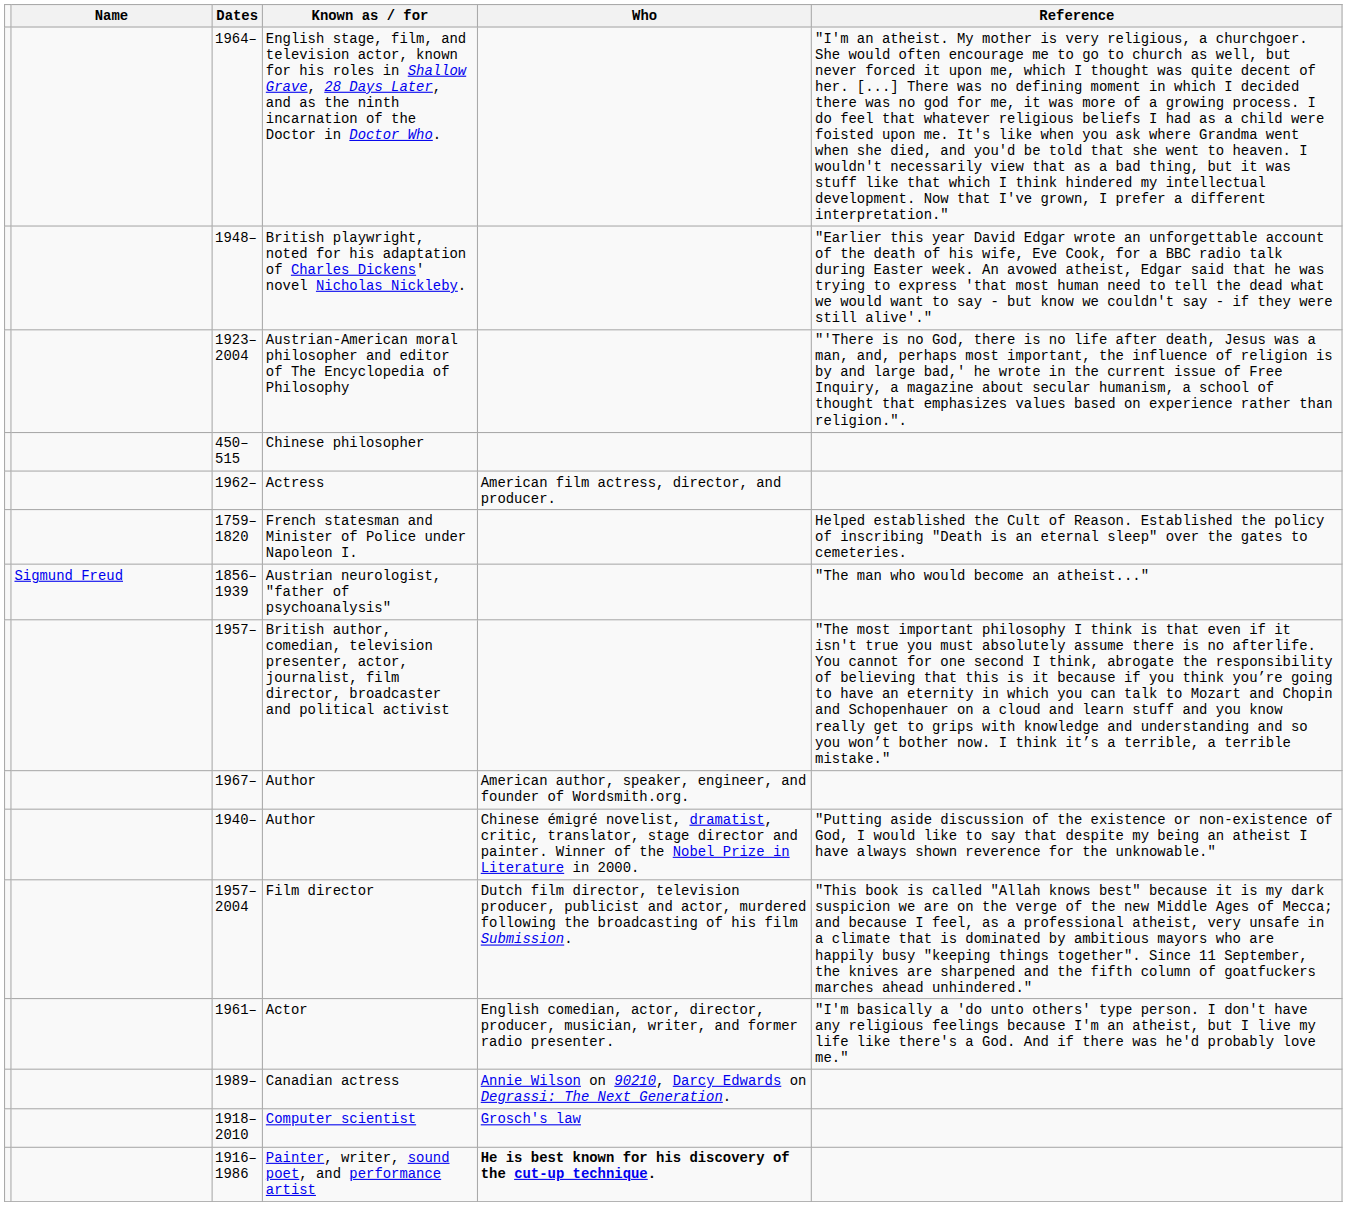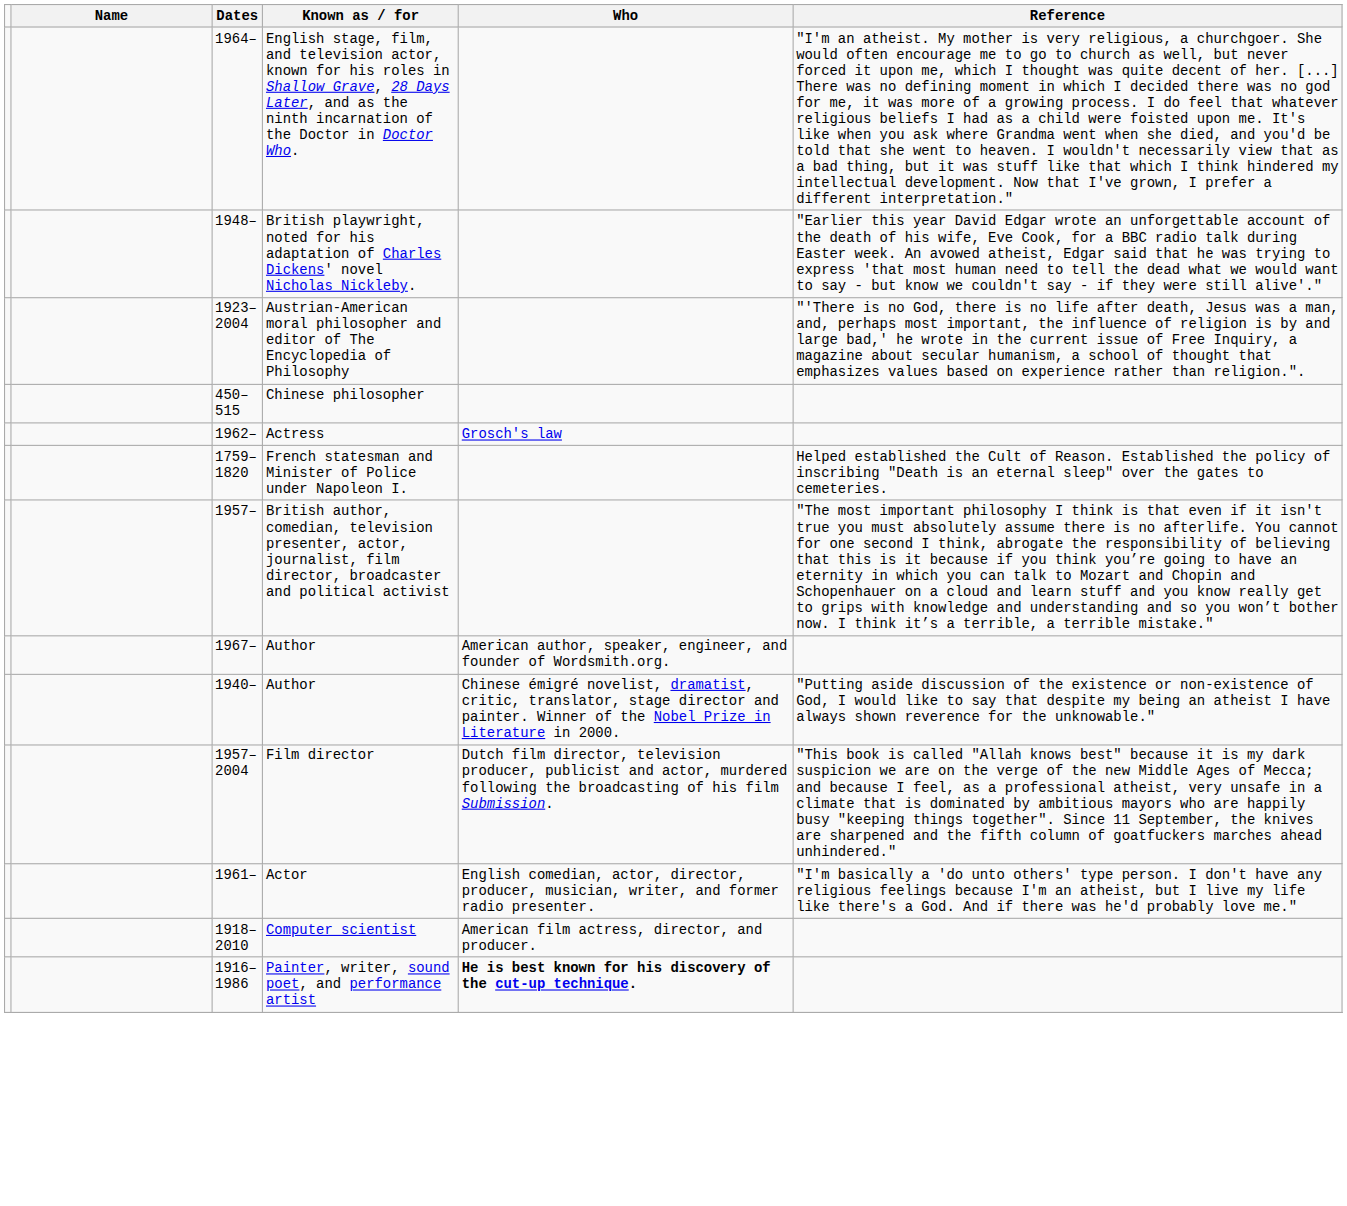(631, 490) American film actress, director, and producer. -> (512, 434) Grosch's law
- row: (236, 584)
- row: (236, 1081)
(531, 1120) Grosch's law -> (612, 938) American film actress, director, and producer.
